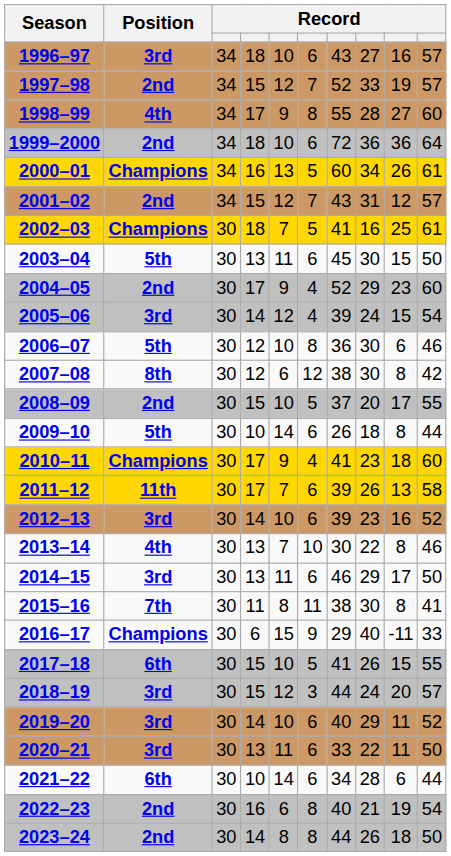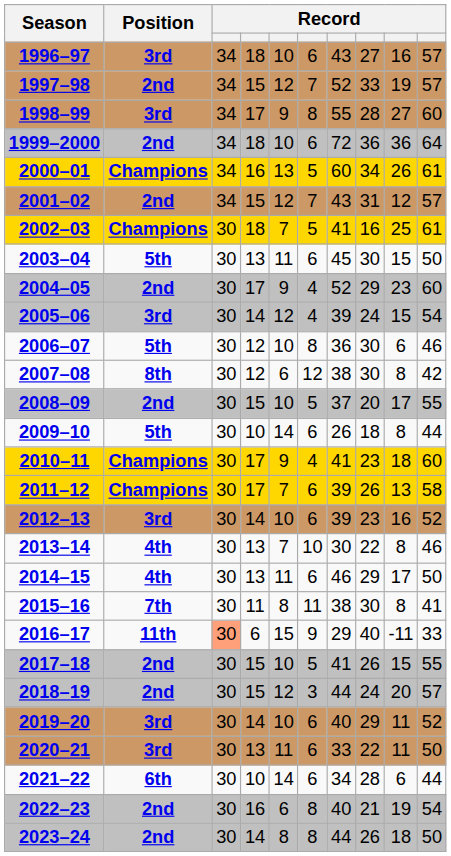(158, 114) 4th -> (158, 114) 3rd
(158, 490) 11th -> (158, 490) Champions
(158, 576) 3rd -> (158, 576) 4th
(158, 634) Champions -> (158, 634) 11th
(226, 634) no background -> (226, 634) lightsalmon background
(158, 663) 6th -> (158, 663) 2nd
(158, 692) 3rd -> (158, 692) 2nd
